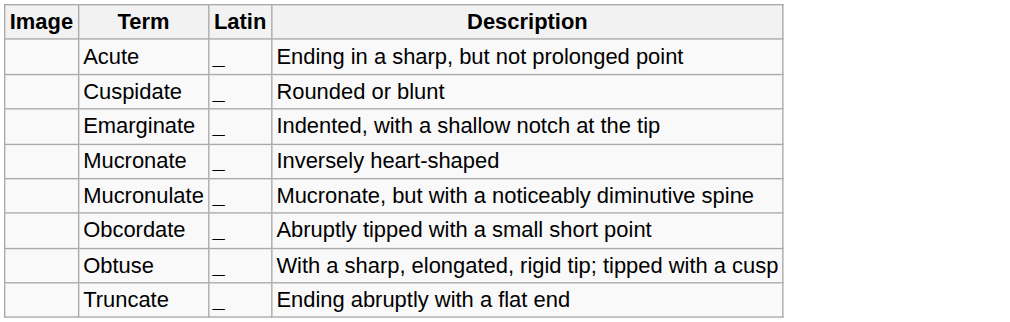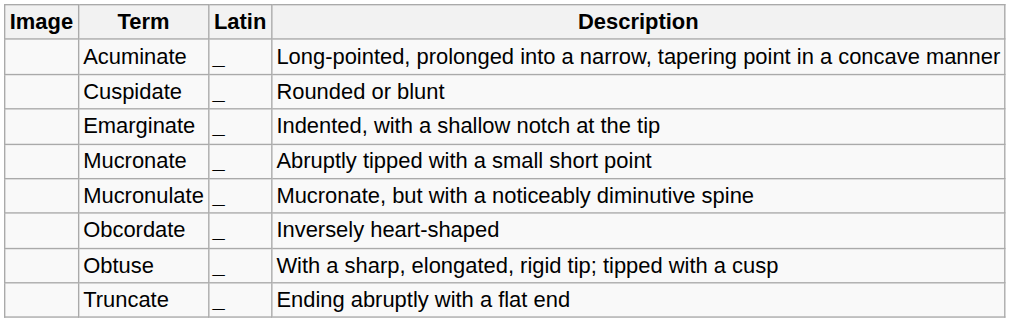+ row: (135, 56)
- row: (111, 56)
(388, 160) Inversely heart-shaped -> (464, 160) Abruptly tipped with a small short point
(464, 230) Abruptly tipped with a small short point -> (388, 230) Inversely heart-shaped
